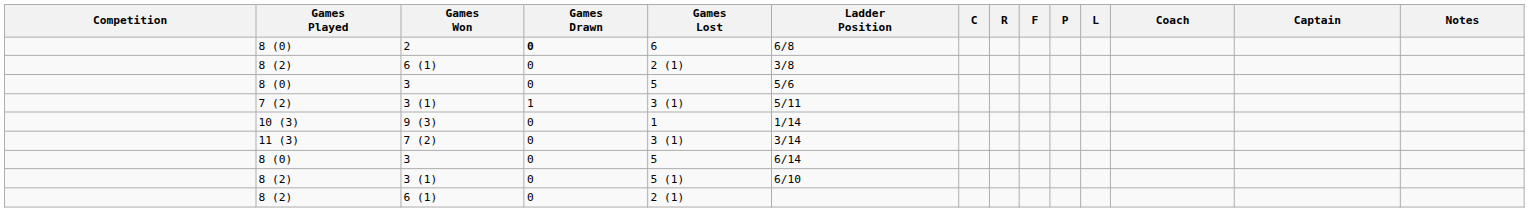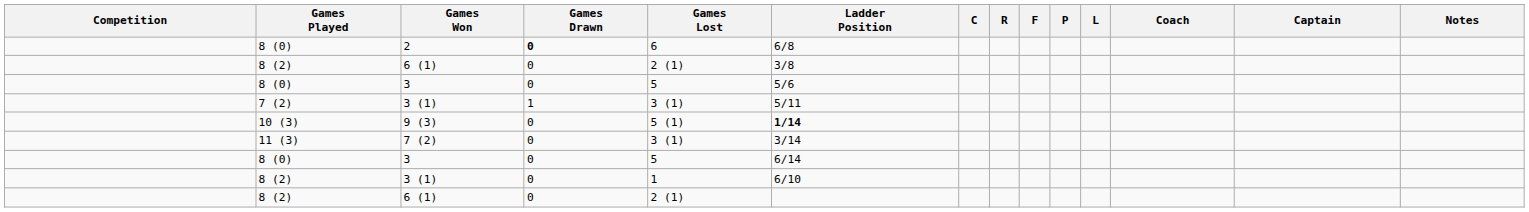(654, 121) 1 -> (667, 121) 5 (1)
(788, 121) normal -> (788, 121) bold
(667, 178) 5 (1) -> (654, 178) 1
